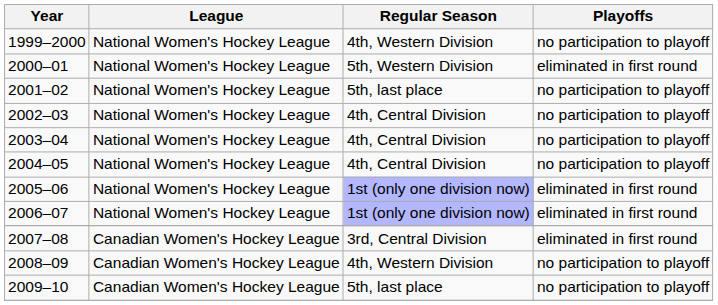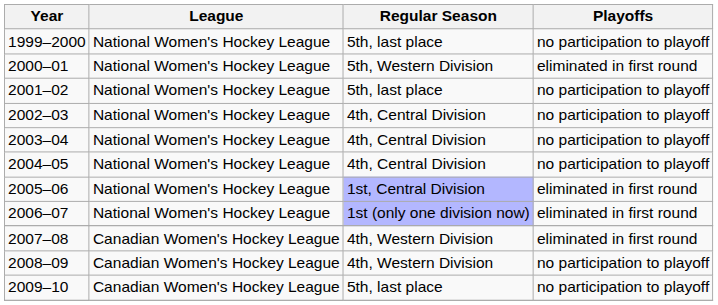(420, 41) 4th, Western Division -> (395, 41) 5th, last place
(438, 189) 1st (only one division now) -> (416, 189) 1st, Central Division
(417, 238) 3rd, Central Division -> (420, 238) 4th, Western Division
